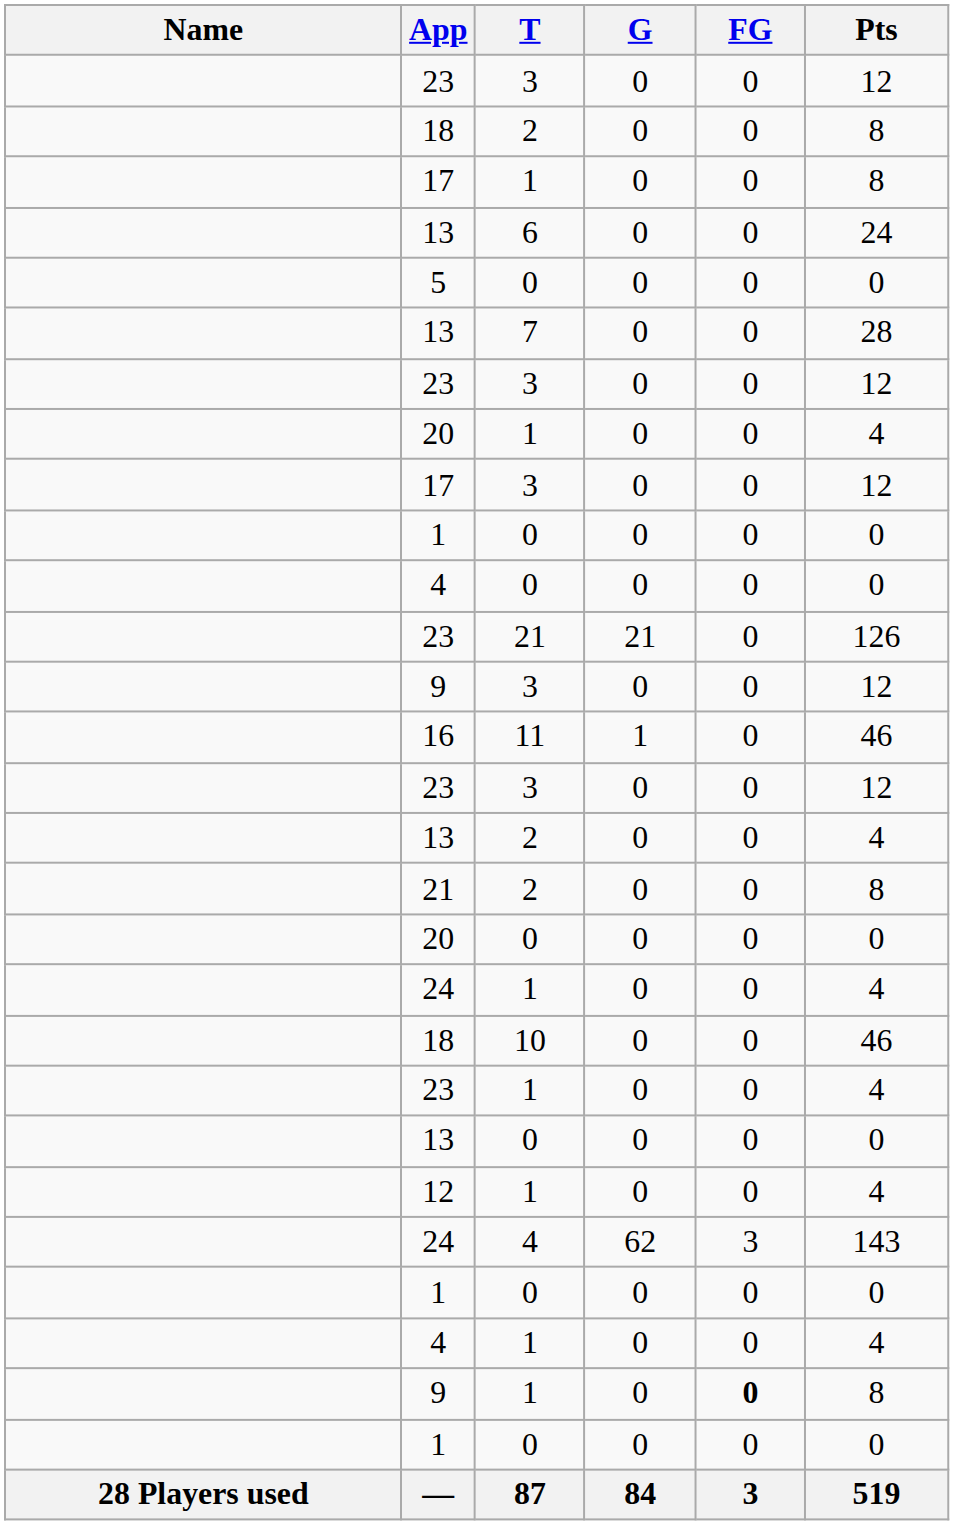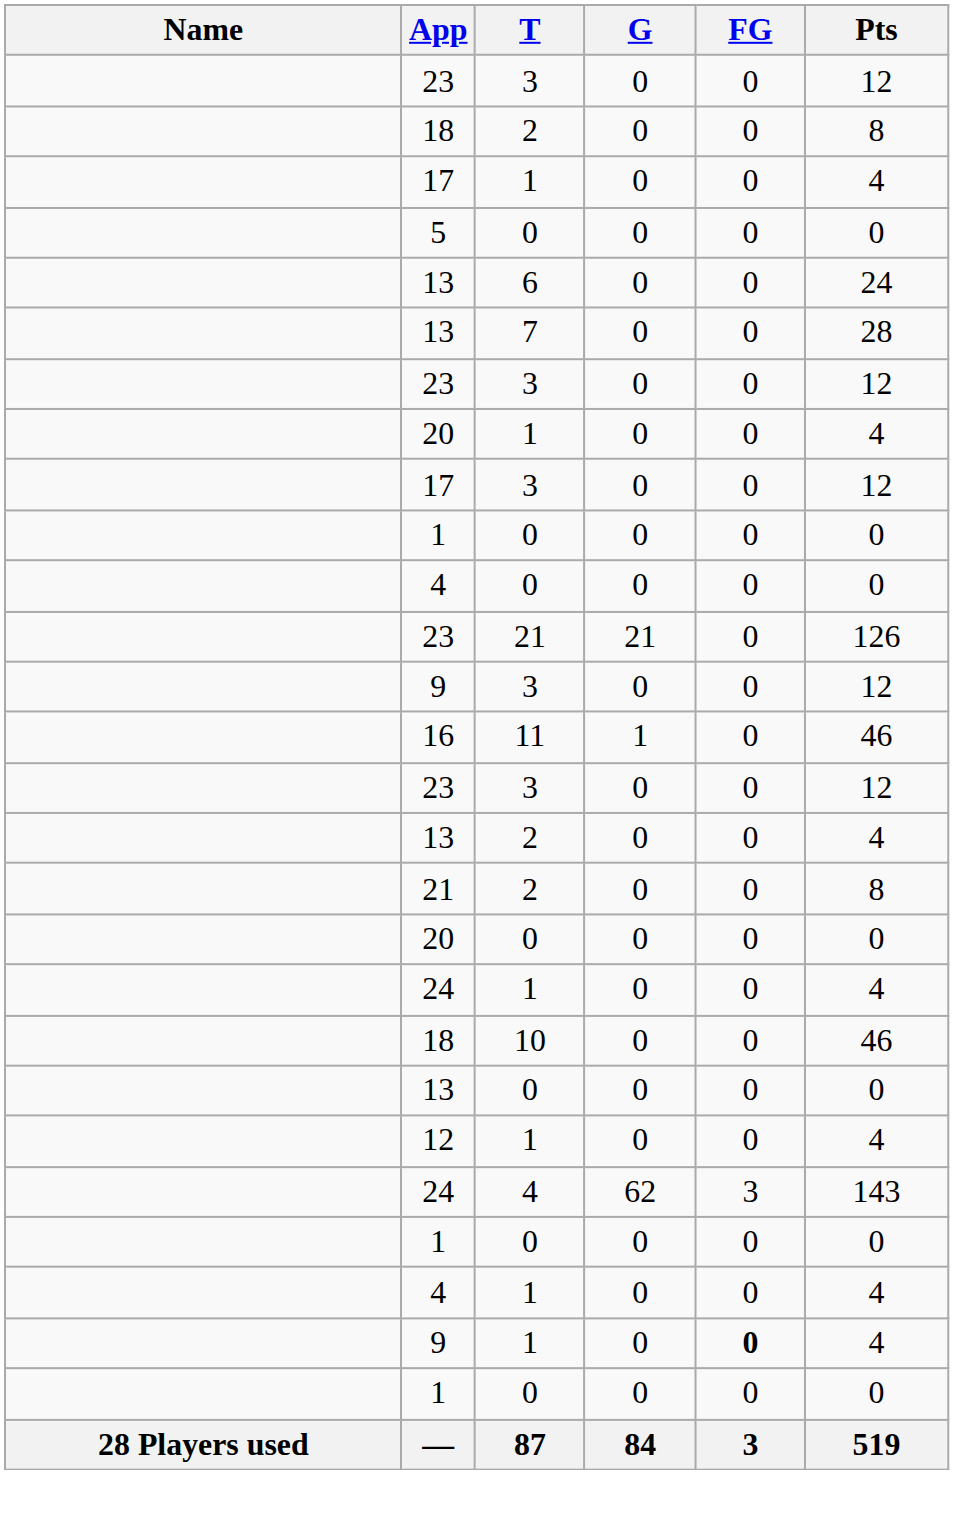(876, 181) 8 -> (876, 181) 4
rows swapped: (438, 282) <-> (438, 231)
- row: (438, 1090)
(876, 1393) 8 -> (876, 1342) 4
